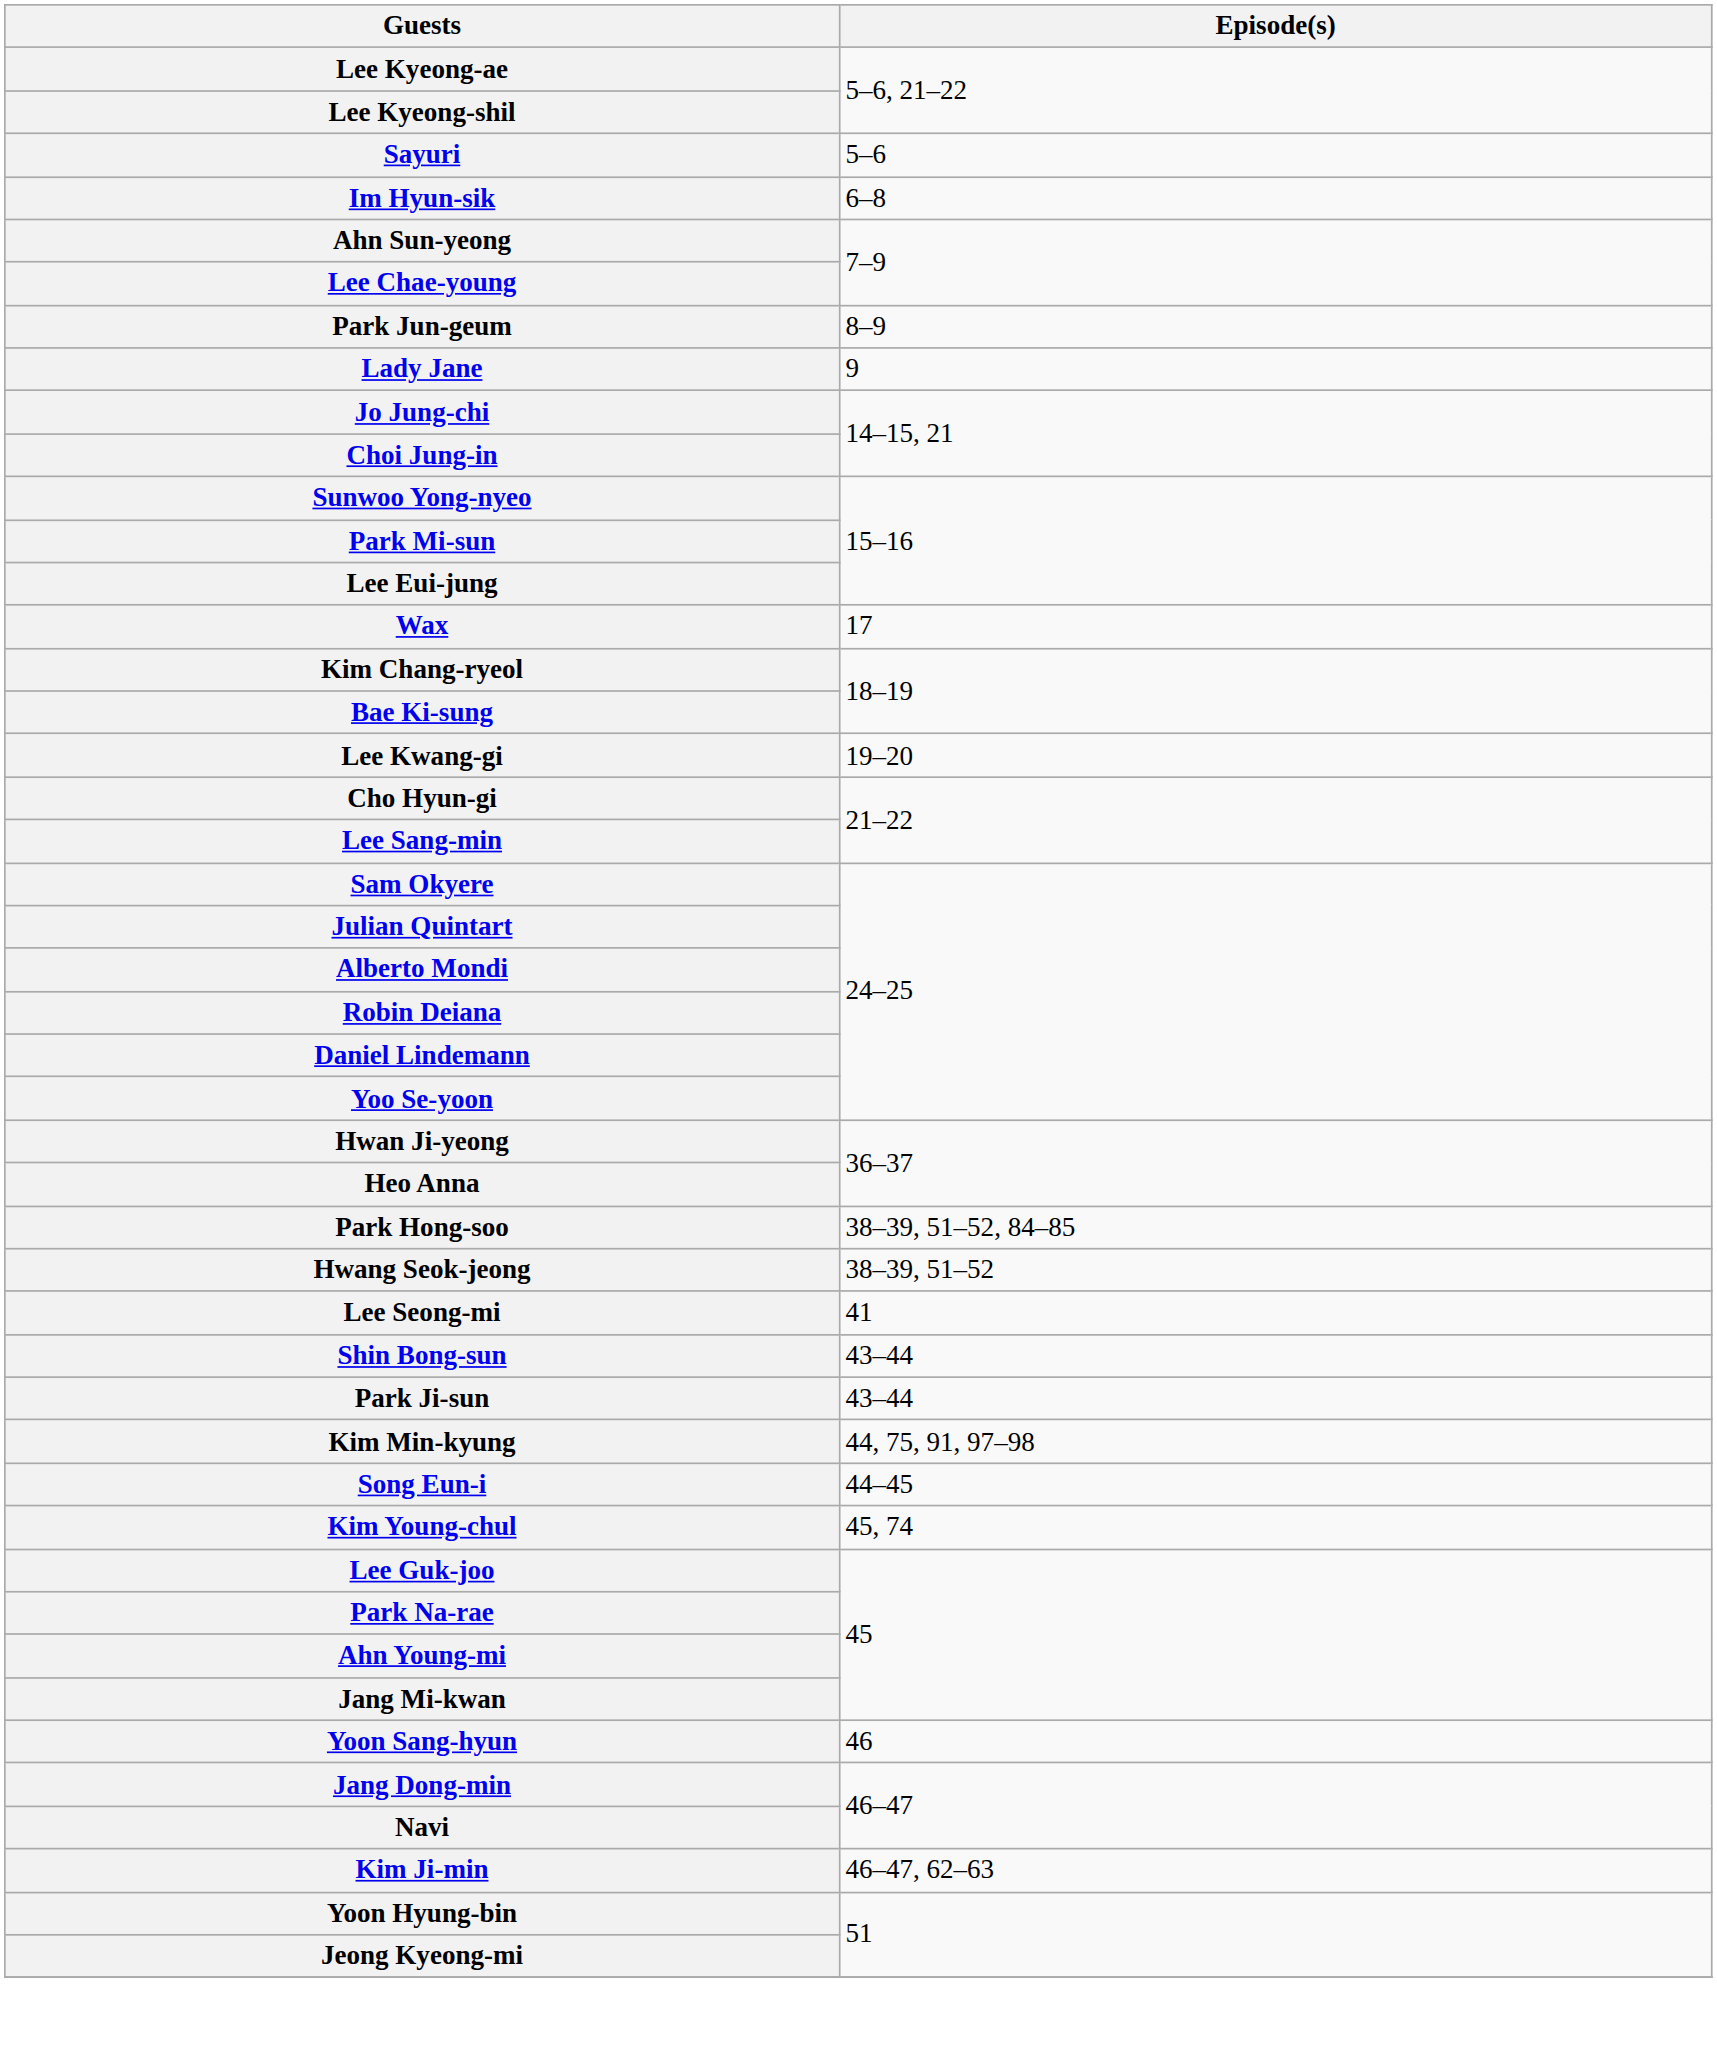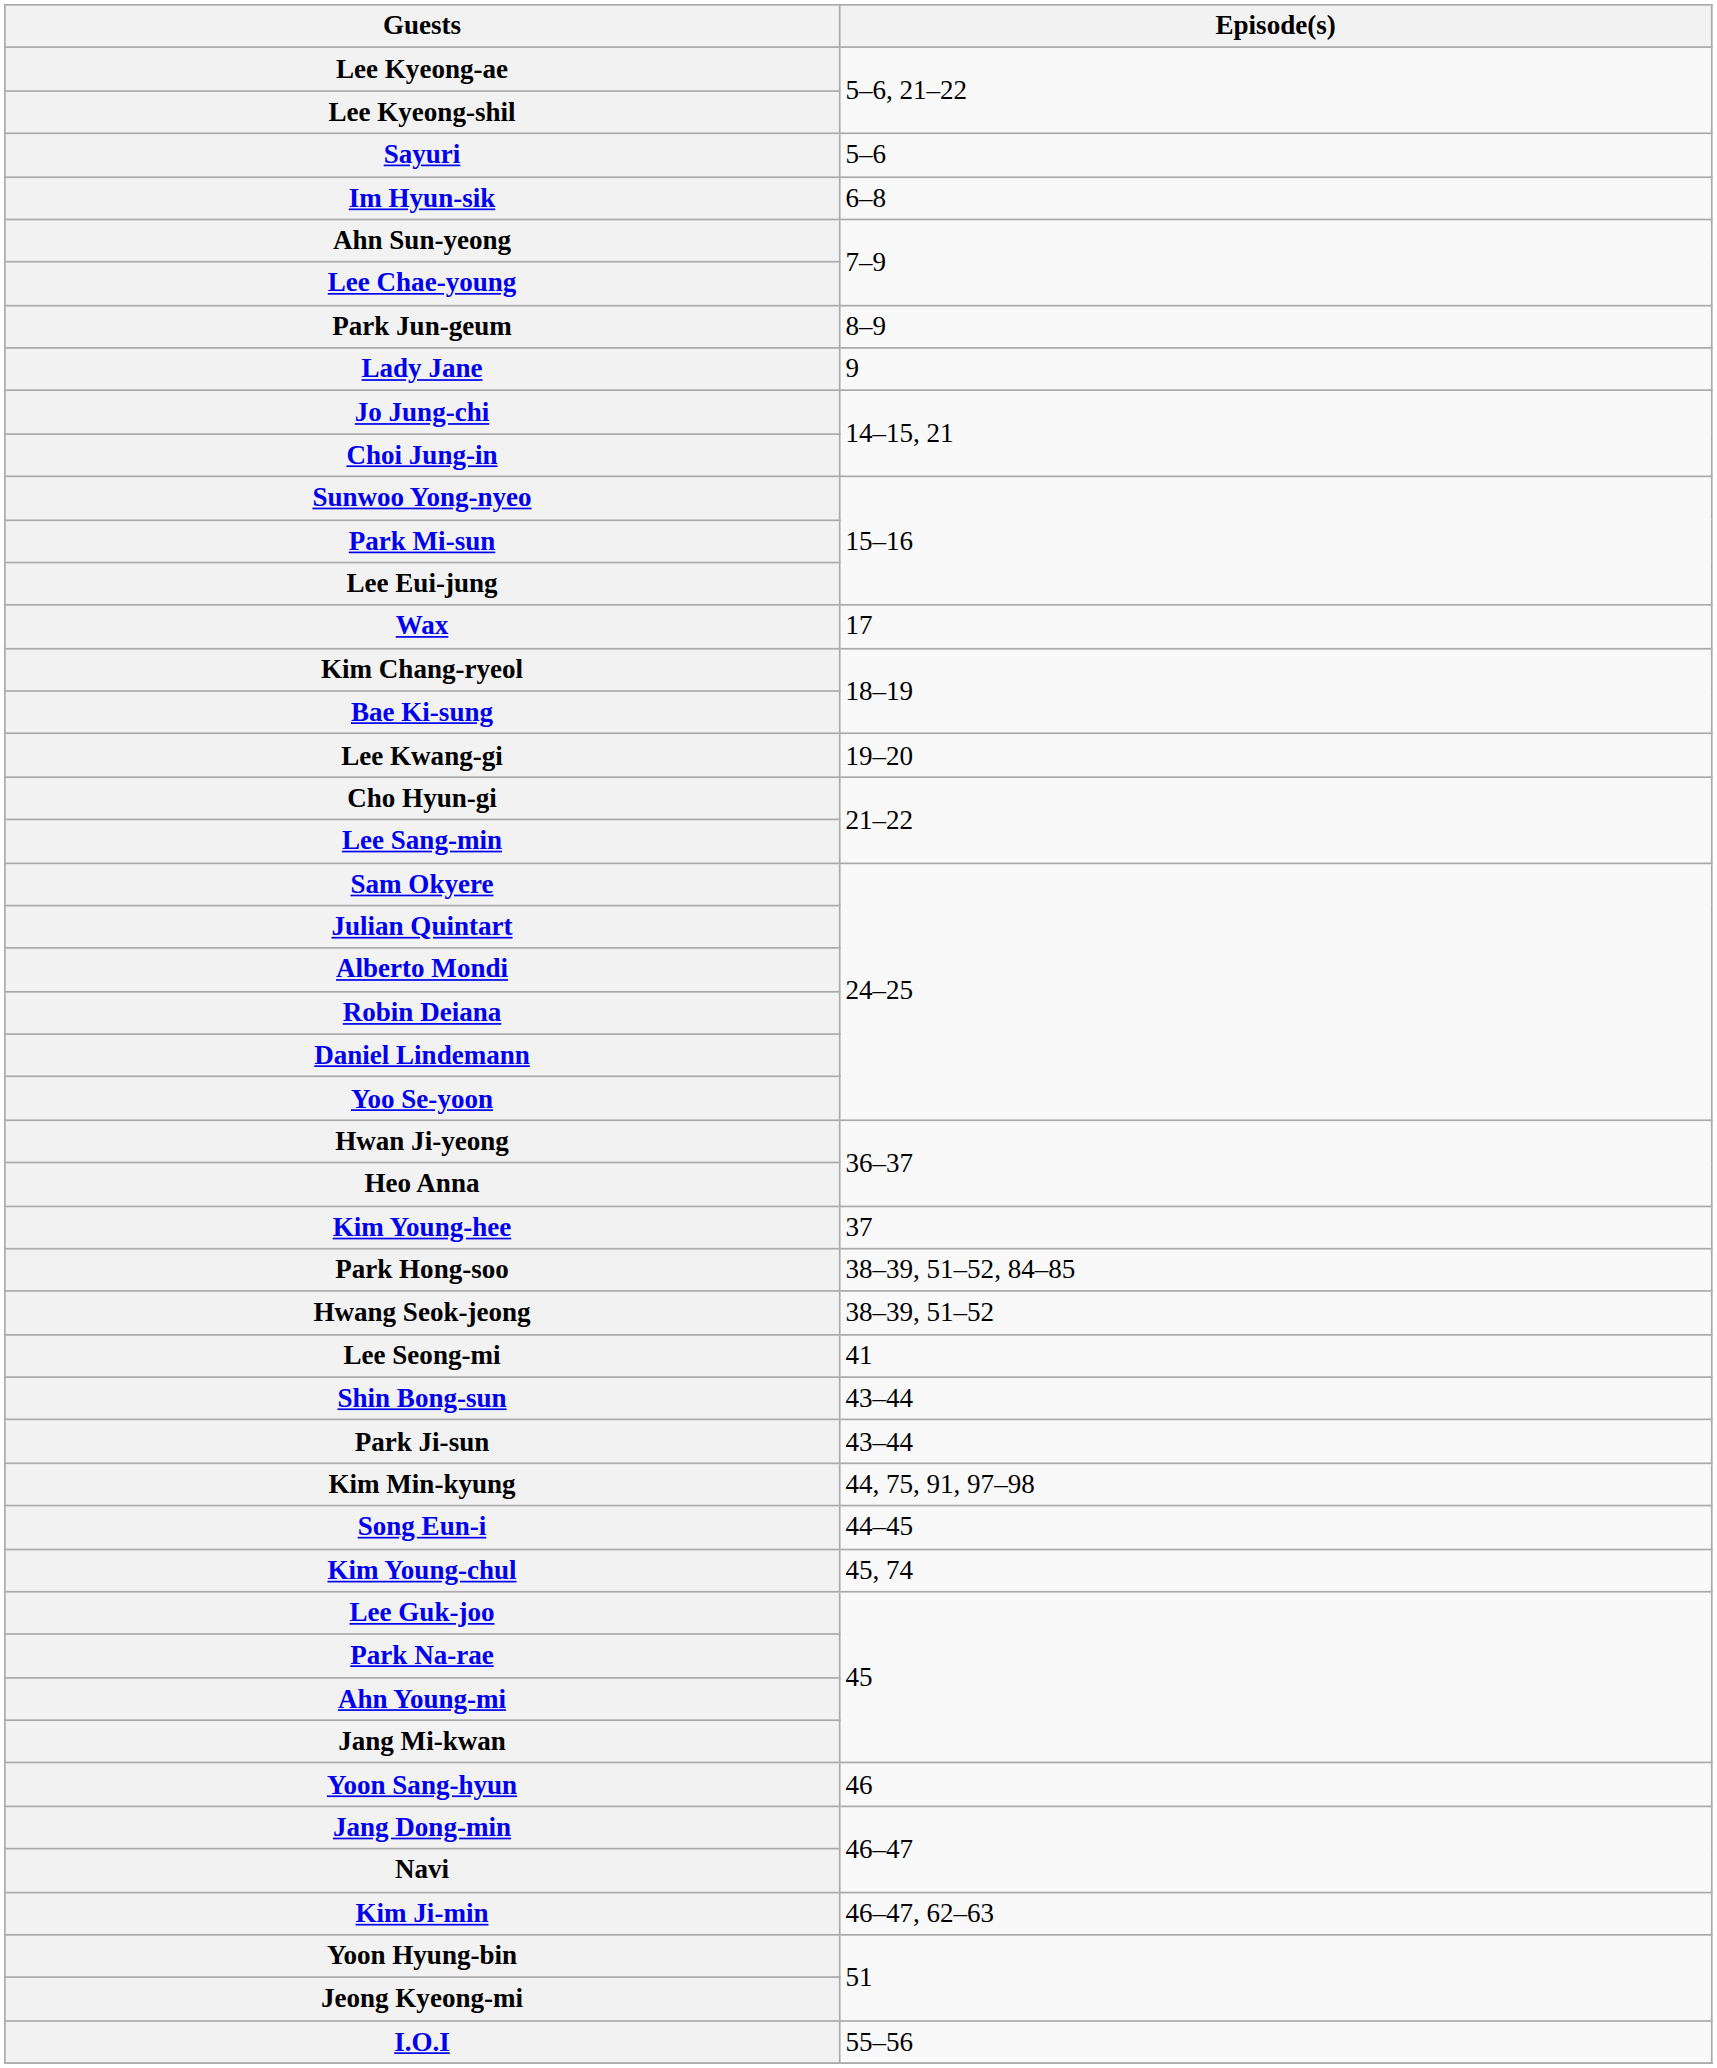+ row: (422, 1226)
+ row: (422, 2041)
